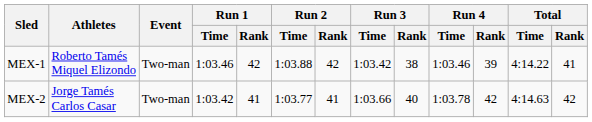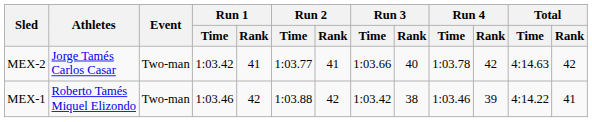rows swapped: (26, 63) <-> (26, 99)
